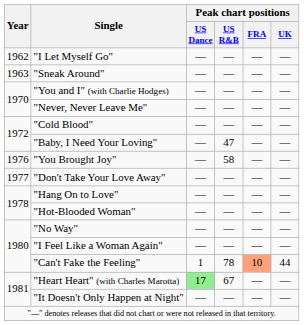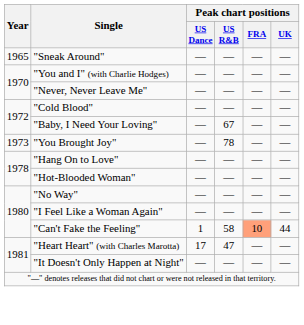- row: (73, 56)
(18, 73) 1963 -> (18, 56) 1965
(229, 142) 47 -> (229, 125) 67
(18, 159) 1976 -> (18, 142) 1973
(229, 159) 58 -> (229, 142) 78
- row: (100, 177)
(229, 263) 78 -> (229, 228) 58
(200, 280) lightgreen background -> (200, 246) no background
(229, 280) 67 -> (229, 246) 47
